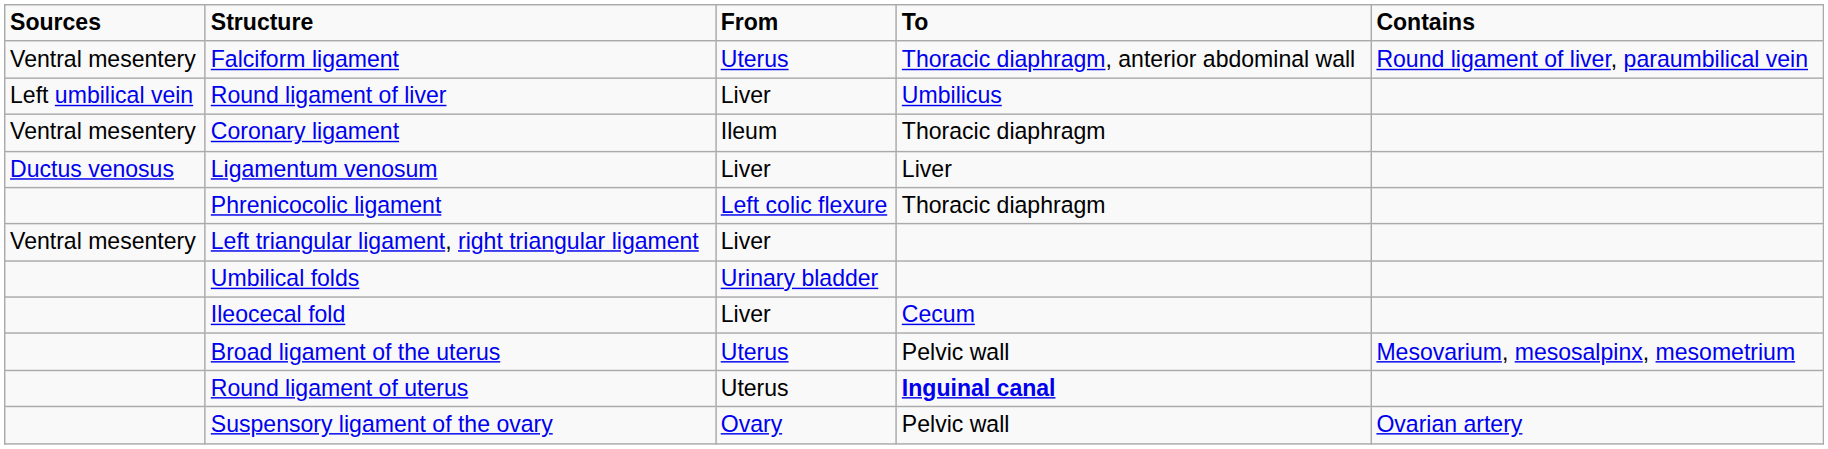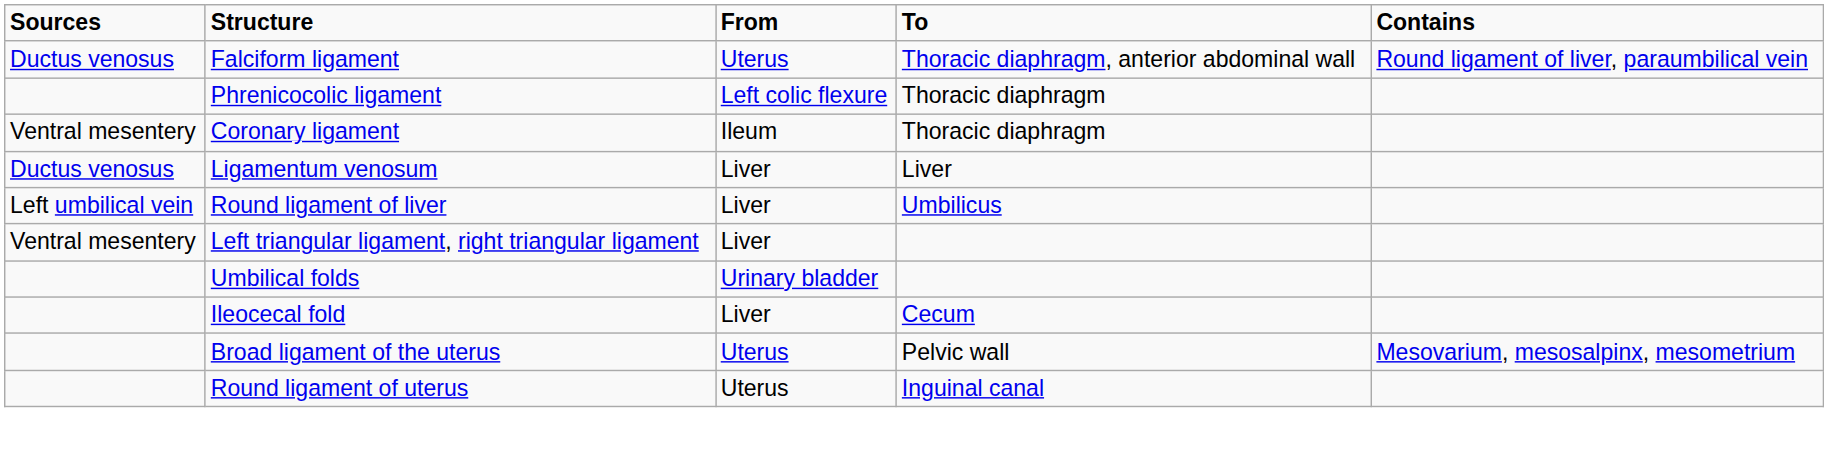(103, 59) Ventral mesentery -> (92, 59) Ductus venosus
rows swapped: (329, 95) <-> (326, 205)
(979, 388) bold -> (973, 388) normal
- row: (382, 424)
